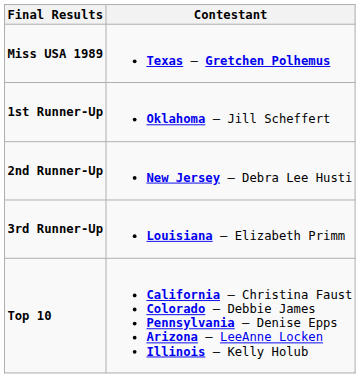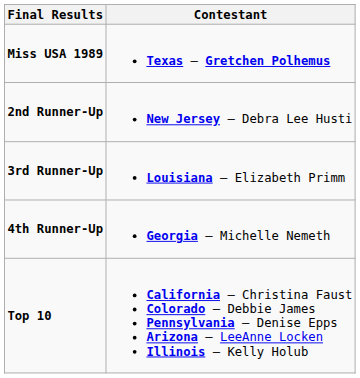- row: (55, 112)
+ row: (55, 229)
